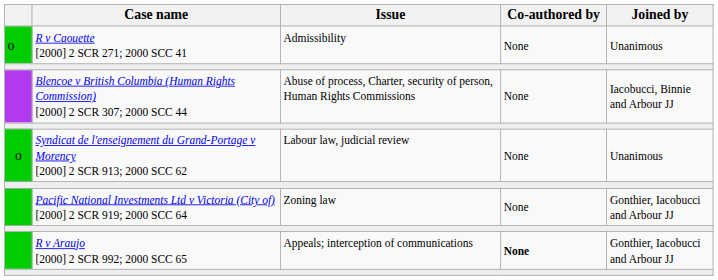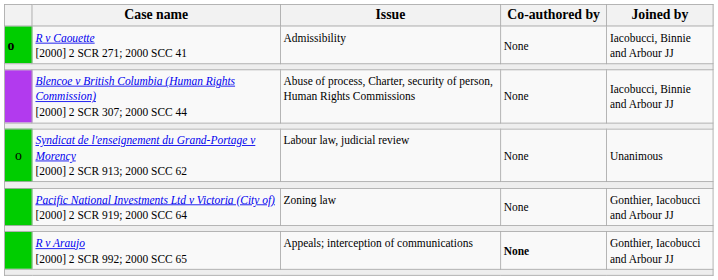(11, 44) normal -> (11, 44) bold
(636, 45) Unanimous -> (650, 45) Iacobucci, Binnie and Arbour JJ
